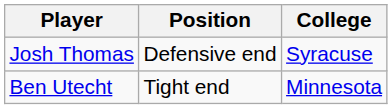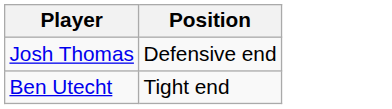- column: (334, 20)
